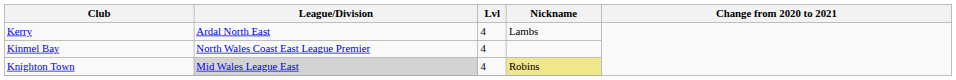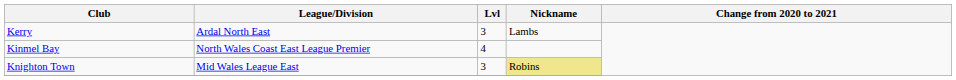(483, 31) 4 -> (483, 31) 3
(248, 67) lightgrey background -> (248, 67) no background
(483, 67) 4 -> (483, 67) 3
